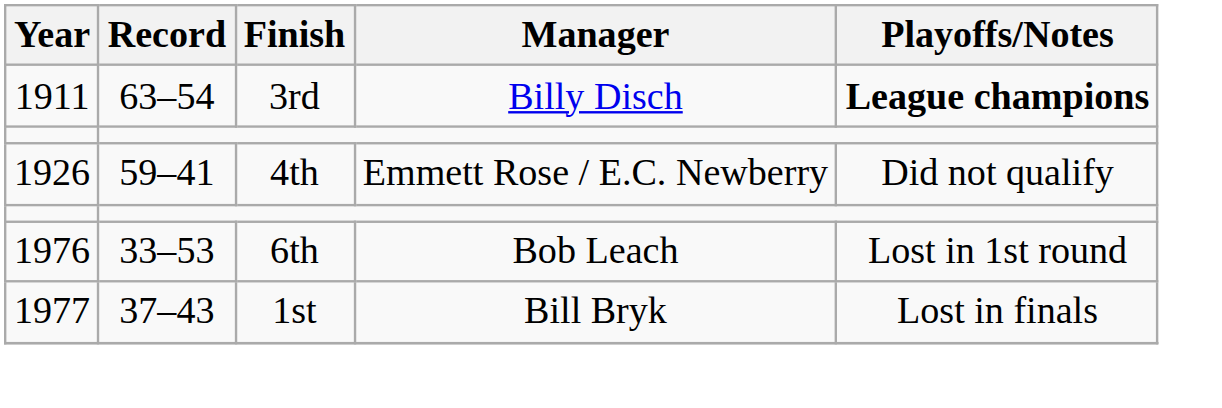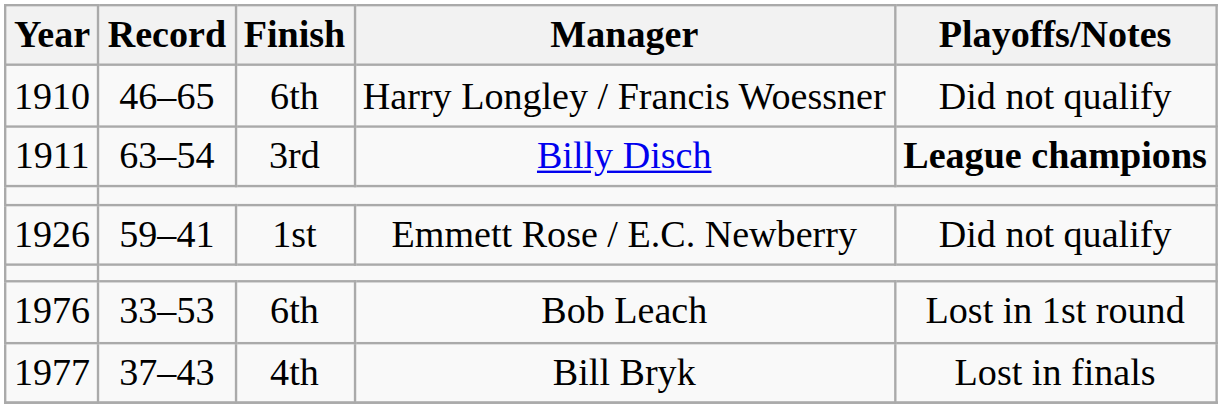+ row: (52, 95)
(294, 173) 4th -> (294, 233) 1st
(294, 311) 1st -> (294, 371) 4th
